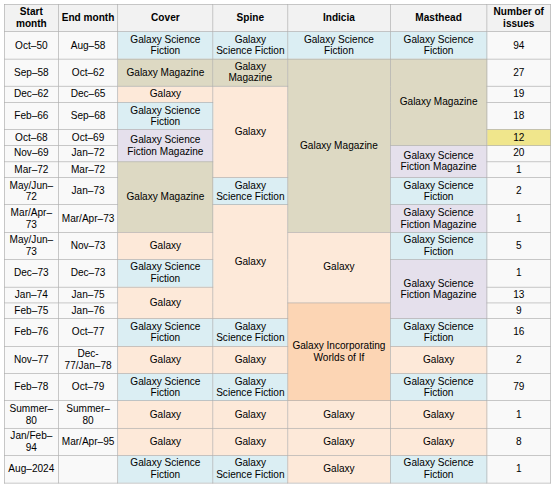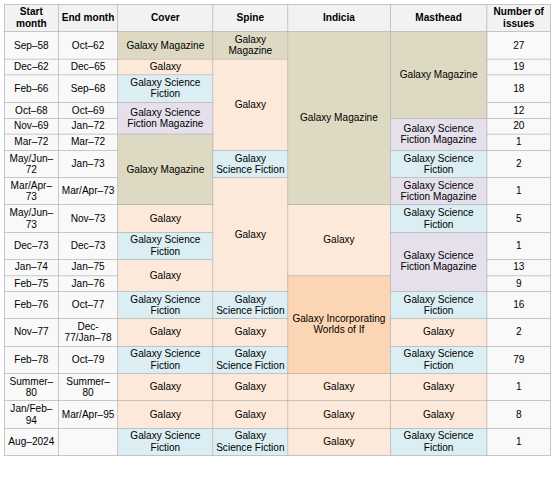- row: (31, 45)
(519, 137) khaki background -> (519, 110) no background
